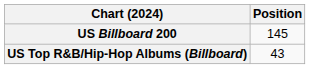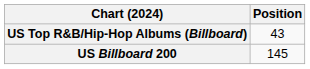rows swapped: (127, 34) <-> (127, 53)
